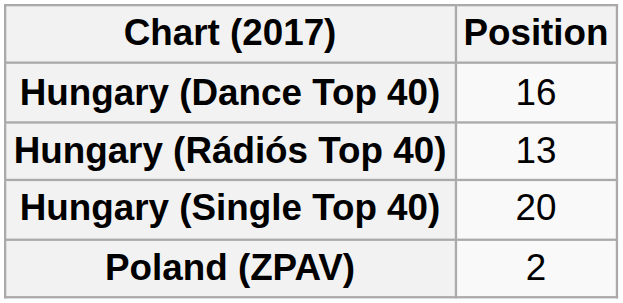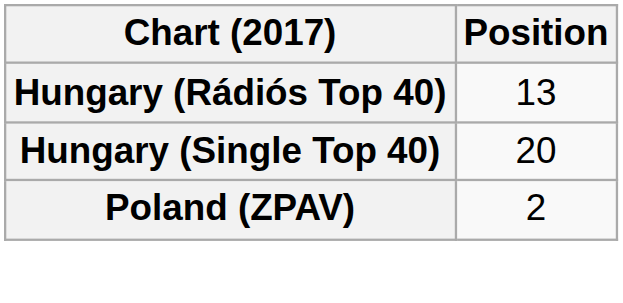- row: (230, 92)
